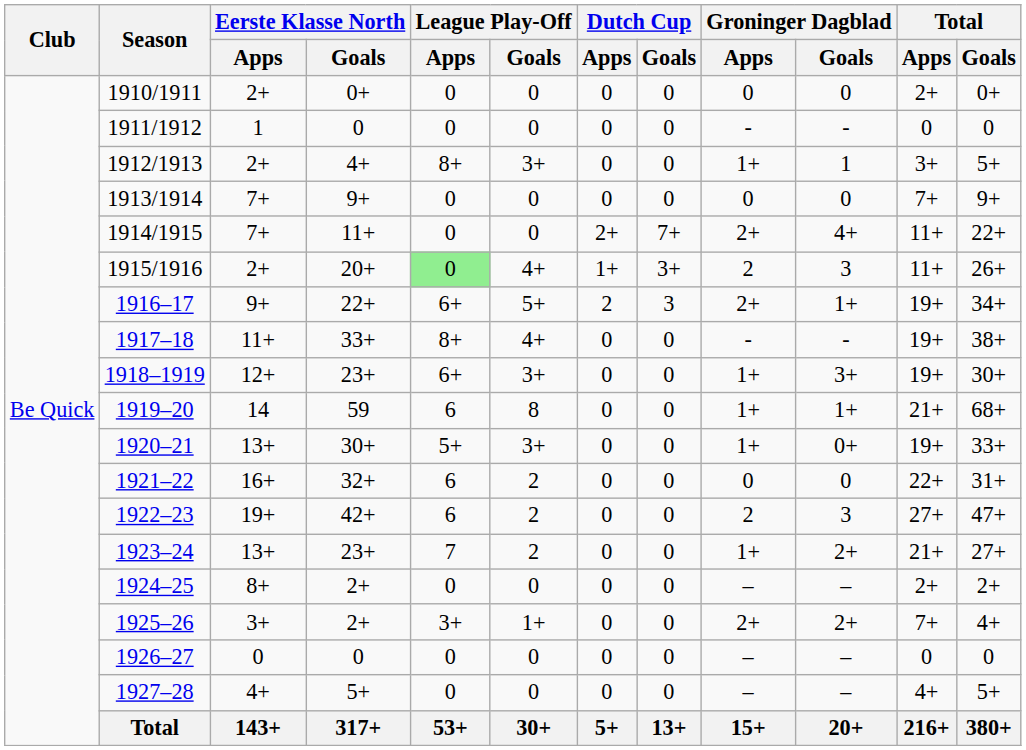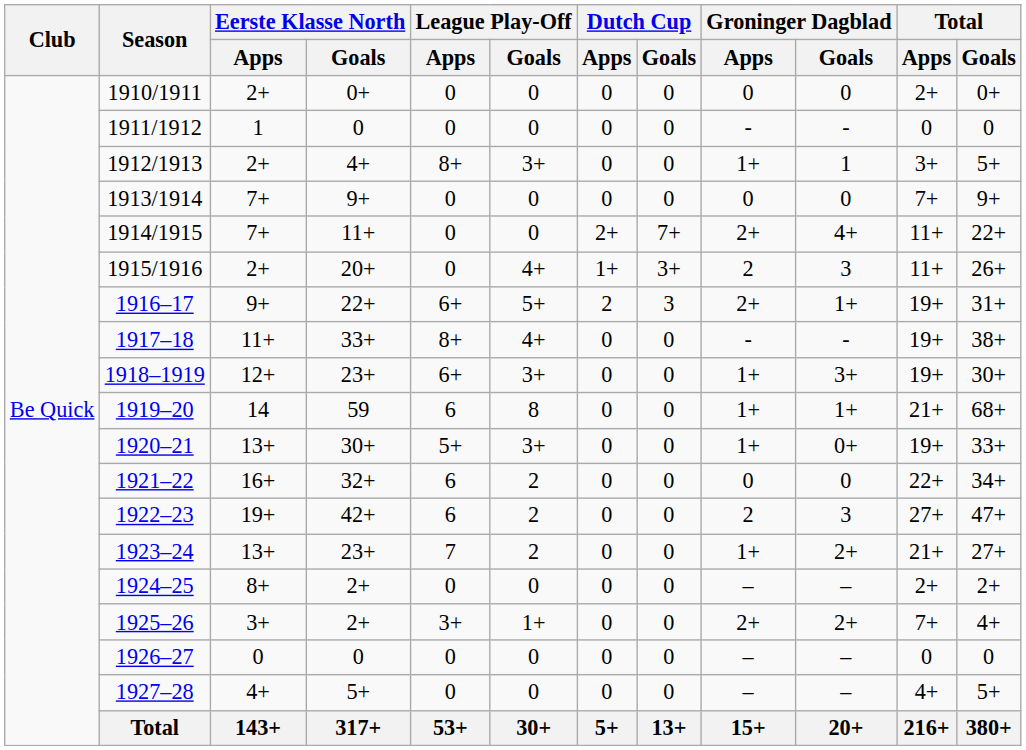(450, 269) lightgreen background -> (450, 269) no background
(989, 304) 34+ -> (989, 304) 31+
(989, 480) 31+ -> (989, 480) 34+
